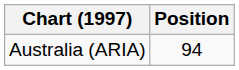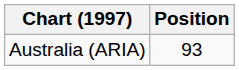(192, 49) 94 -> (192, 49) 93
